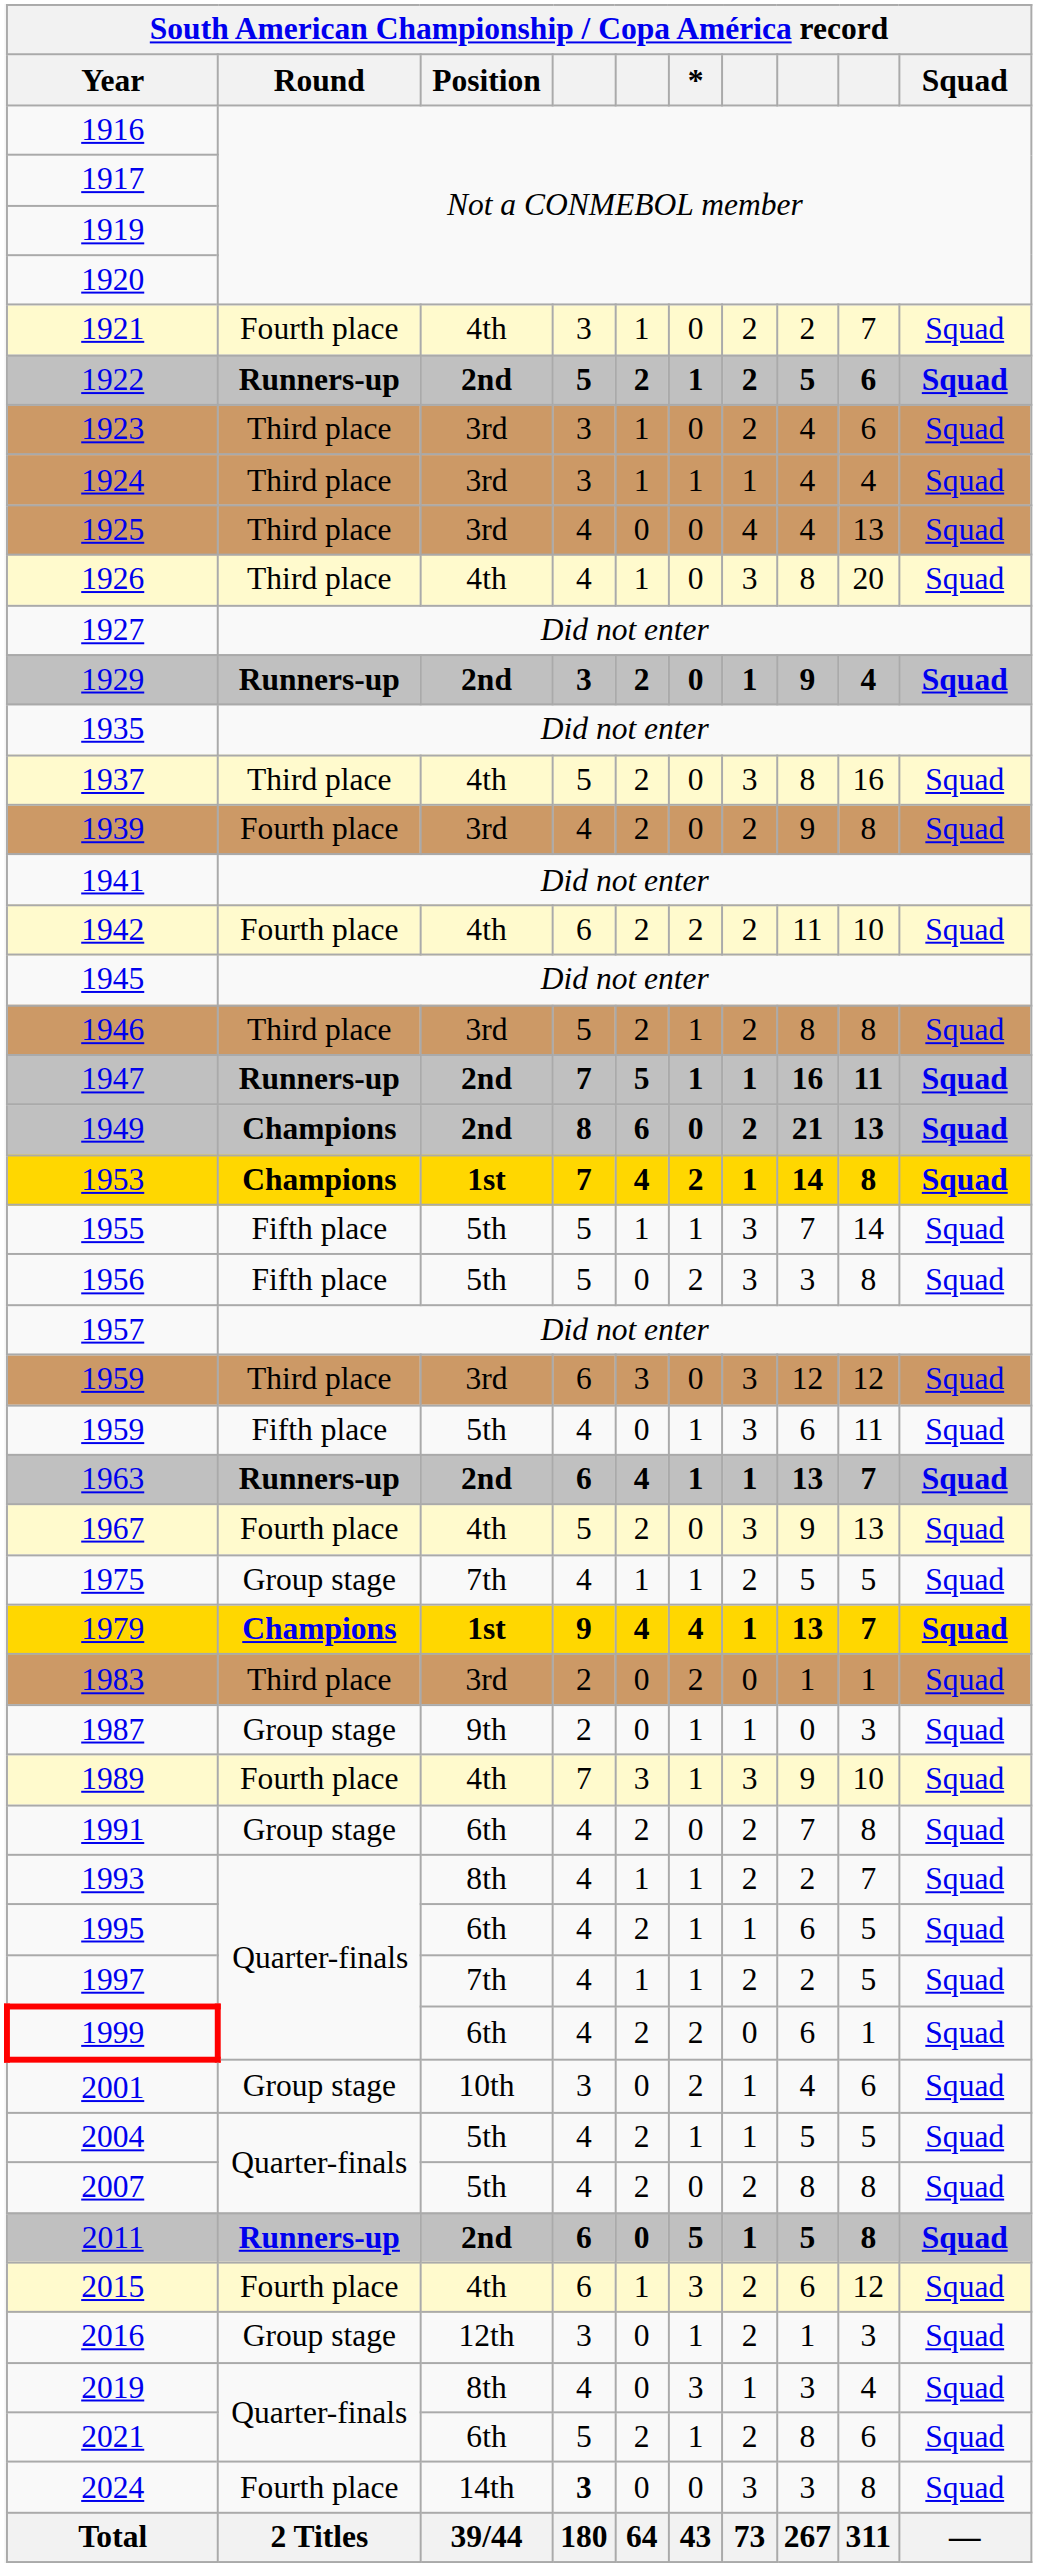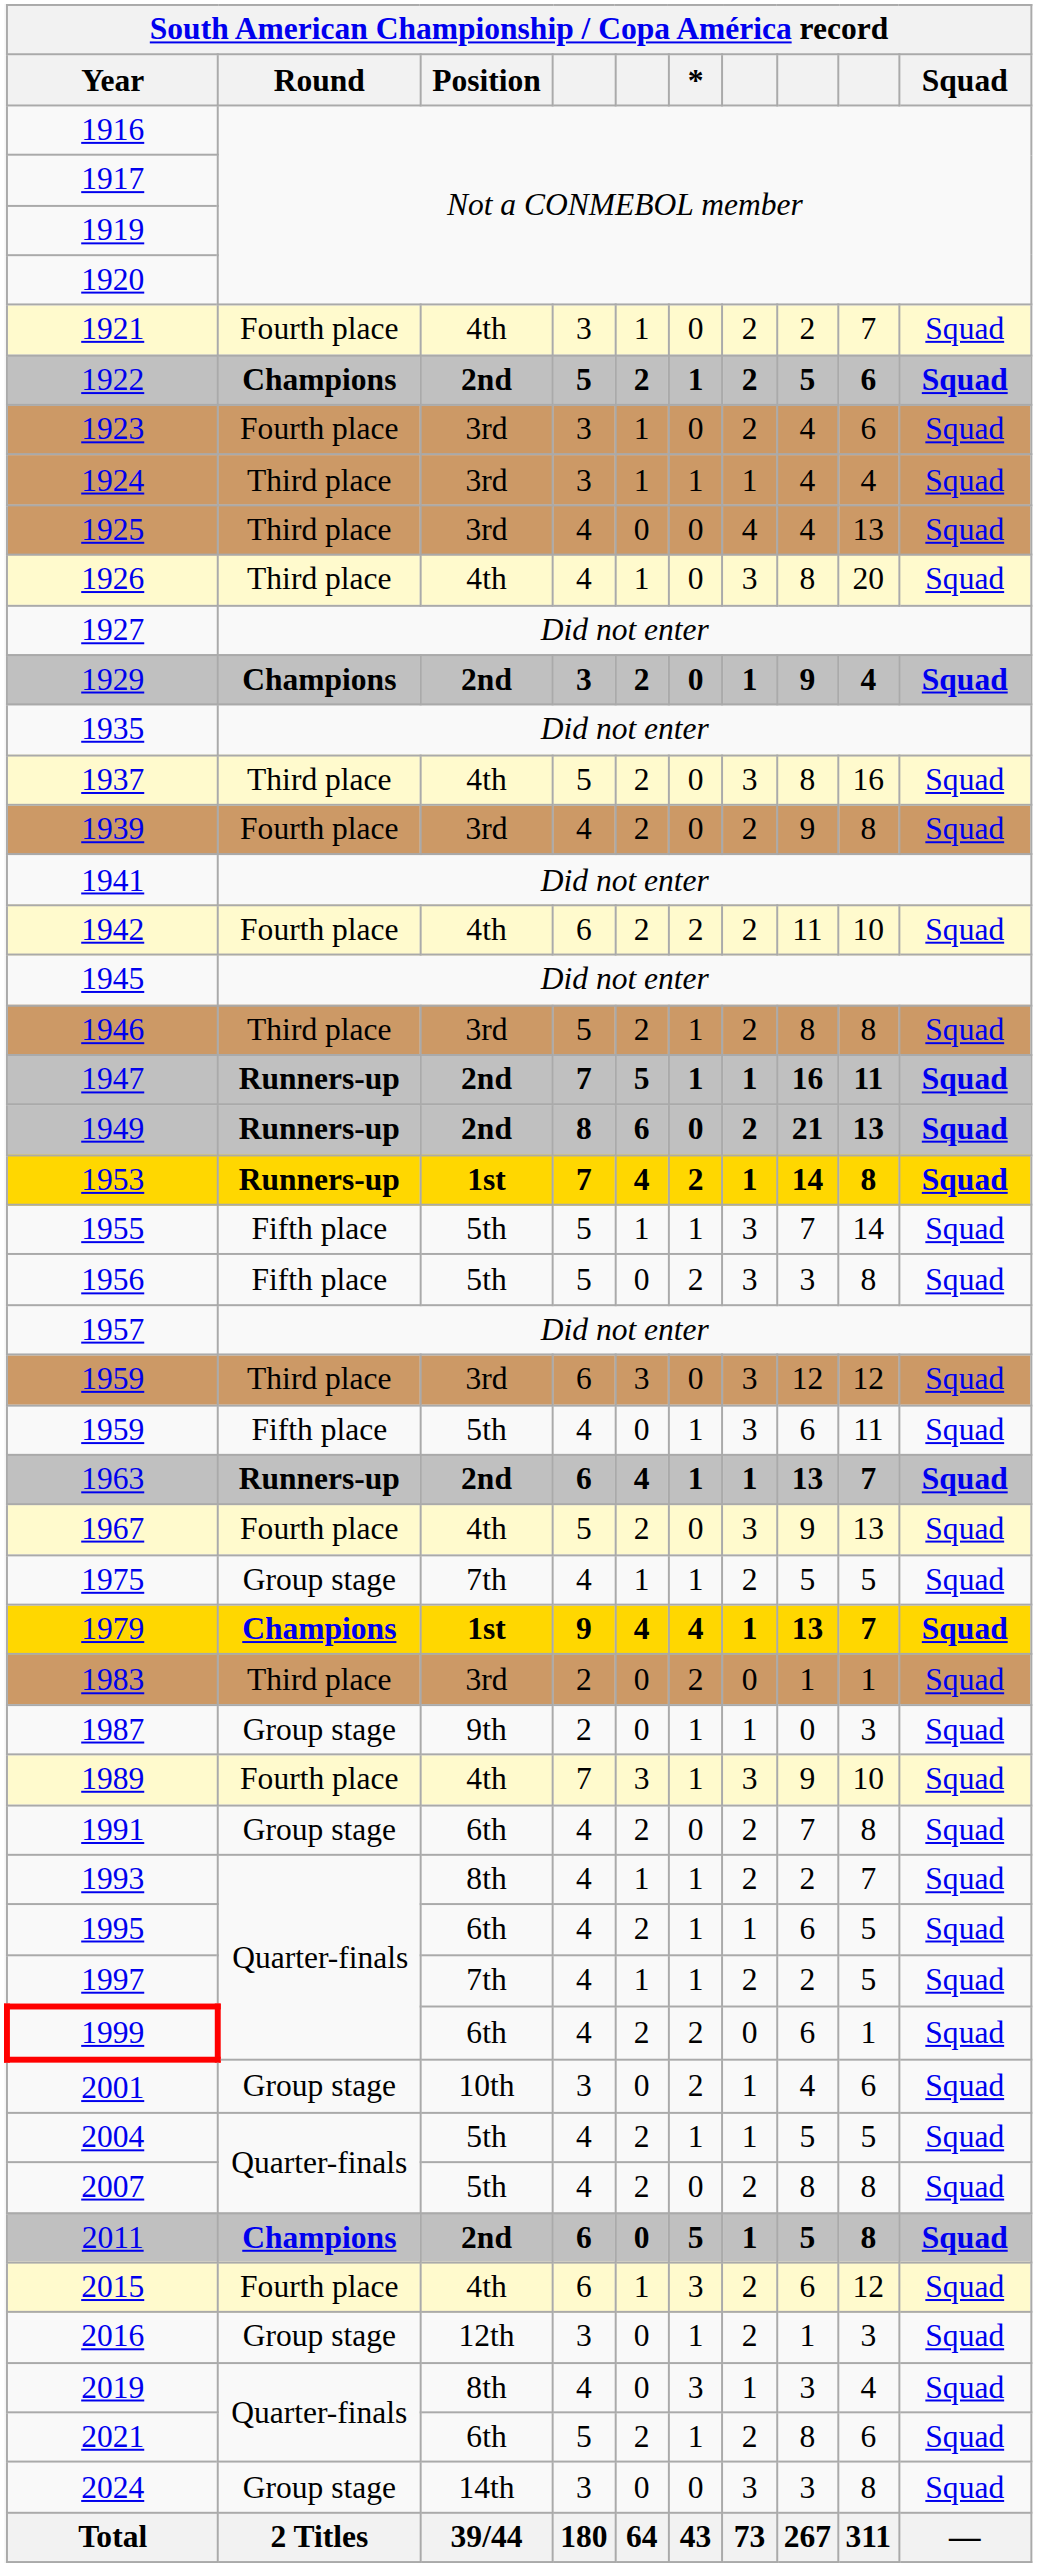(319, 379) Runners-up -> (319, 379) Champions
(319, 429) Third place -> (319, 429) Fourth place
(319, 679) Runners-up -> (319, 679) Champions
(319, 1129) Champions -> (319, 1129) Runners-up
(319, 1179) Champions -> (319, 1179) Runners-up
(319, 2236) Runners-up -> (319, 2236) Champions
(319, 2486) Fourth place -> (319, 2486) Group stage
(584, 2486) bold -> (584, 2486) normal
